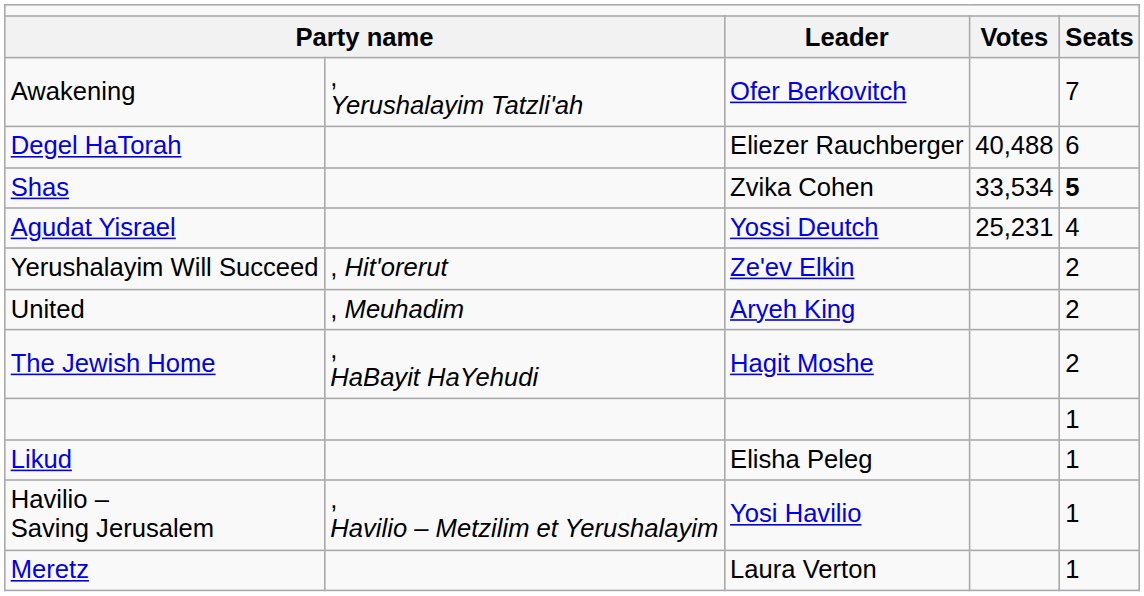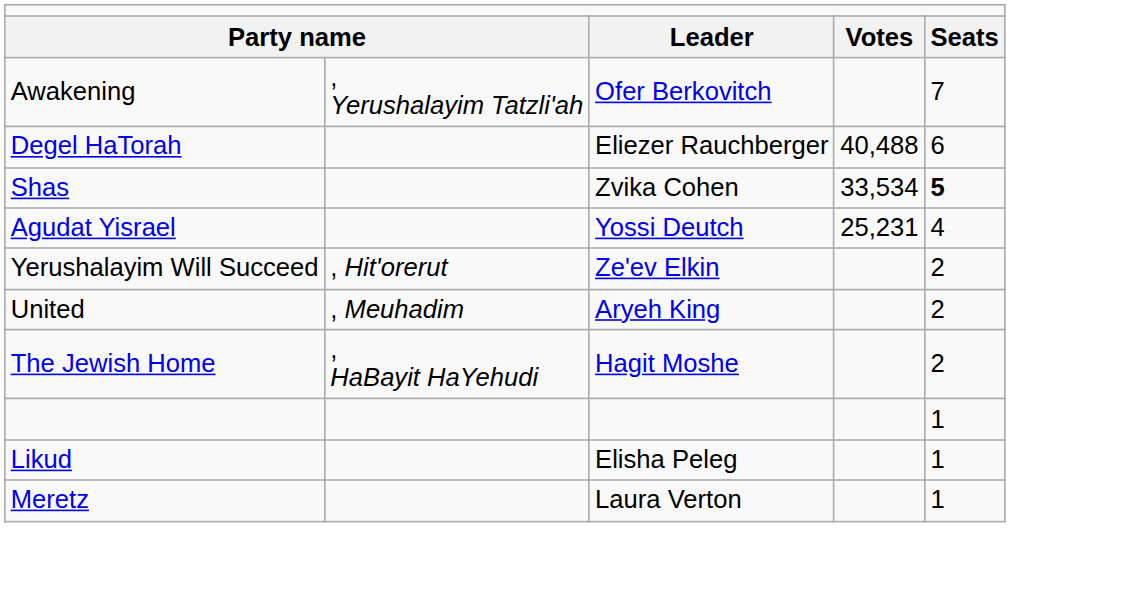- row: (112, 514)
